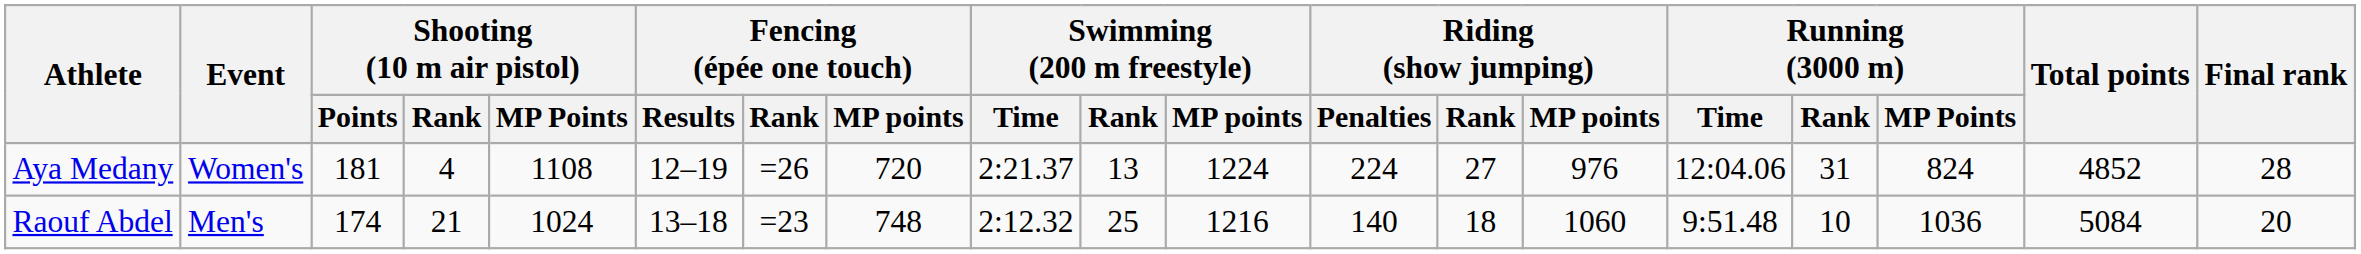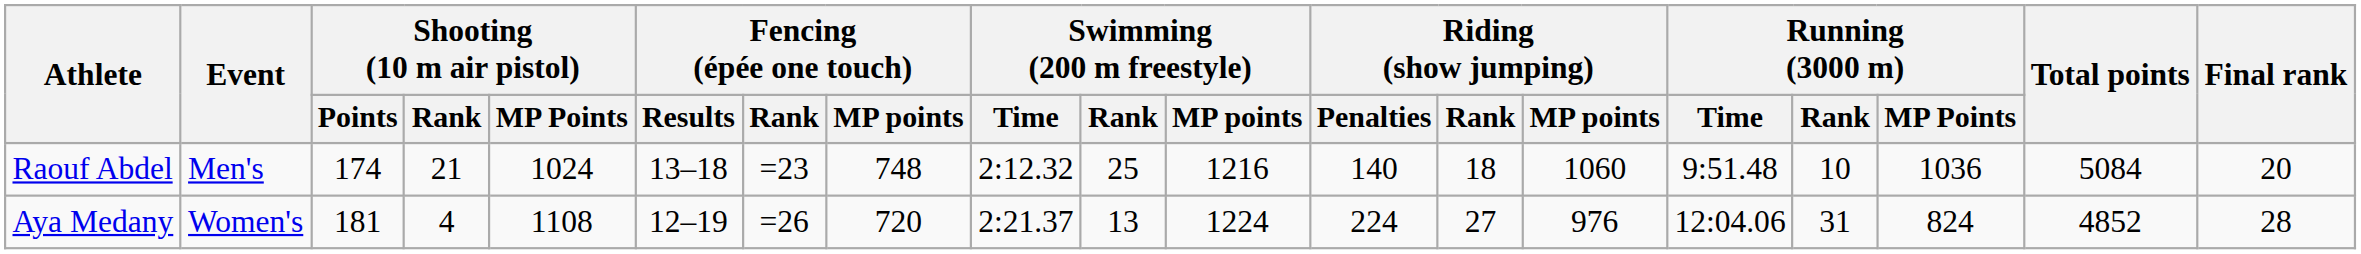rows swapped: (93, 221) <-> (93, 169)
